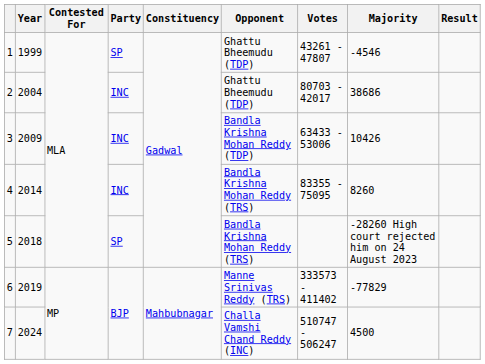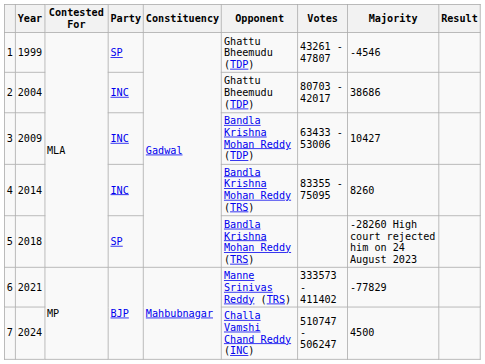(365, 138) 10426 -> (365, 138) 10427
(30, 287) 2019 -> (30, 287) 2021
